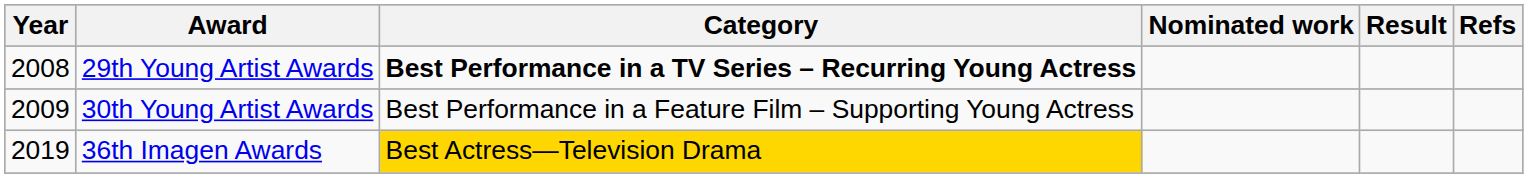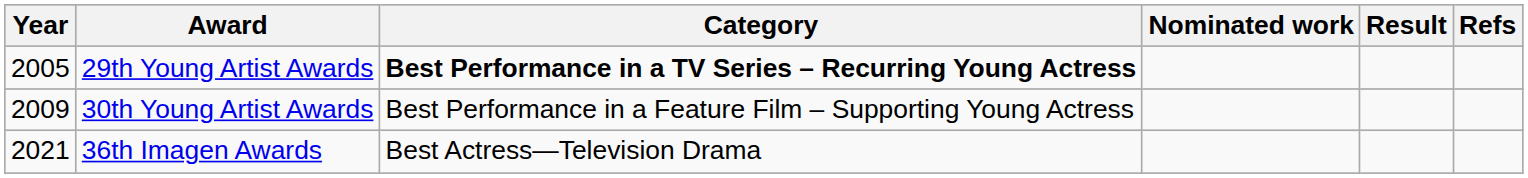(40, 67) 2008 -> (40, 67) 2005
(40, 151) 2019 -> (40, 151) 2021
(573, 151) gold background -> (573, 151) no background
